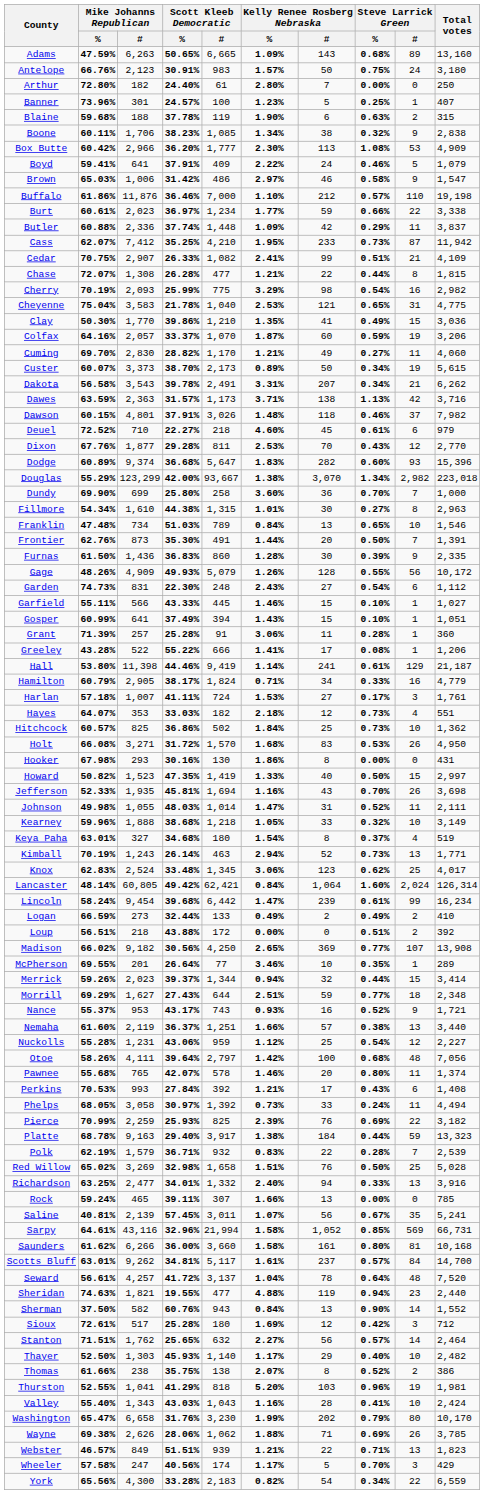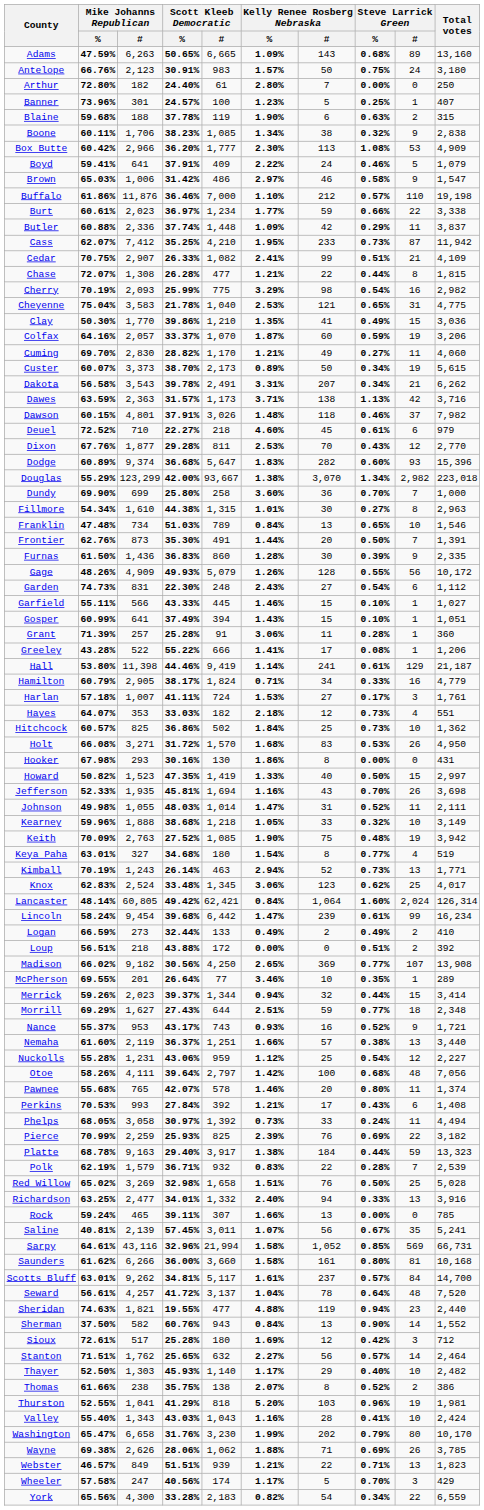+ row: (41, 839)
(375, 839) 0.37% -> (375, 854) 0.77%
